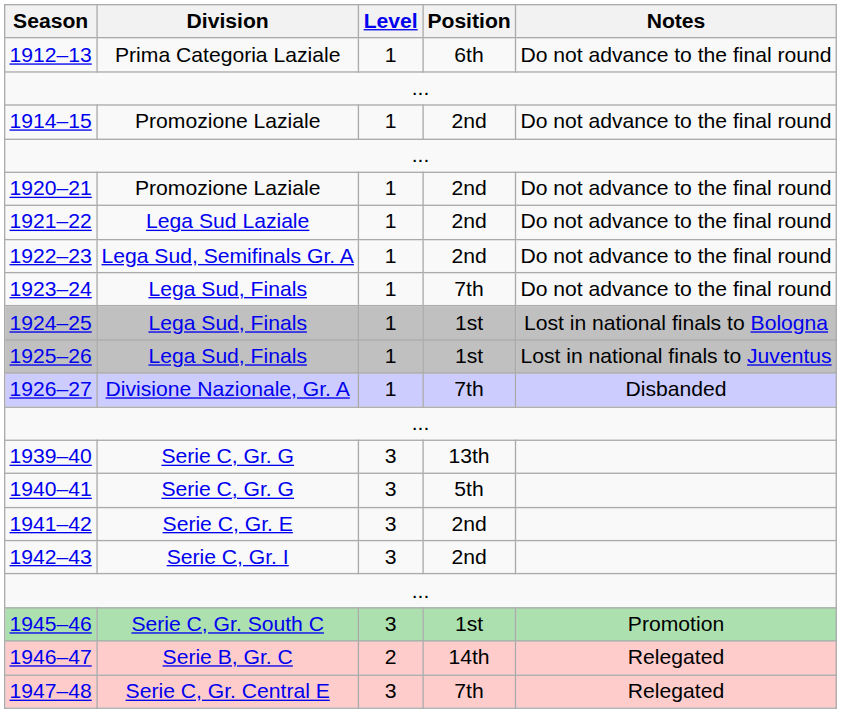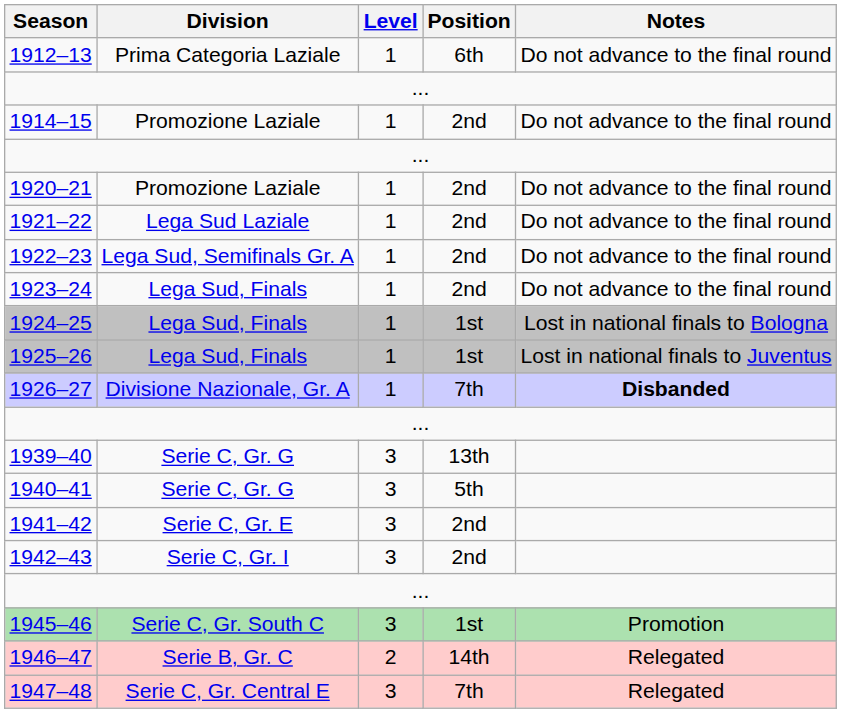(469, 289) 7th -> (469, 289) 2nd
(676, 389) normal -> (676, 389) bold
